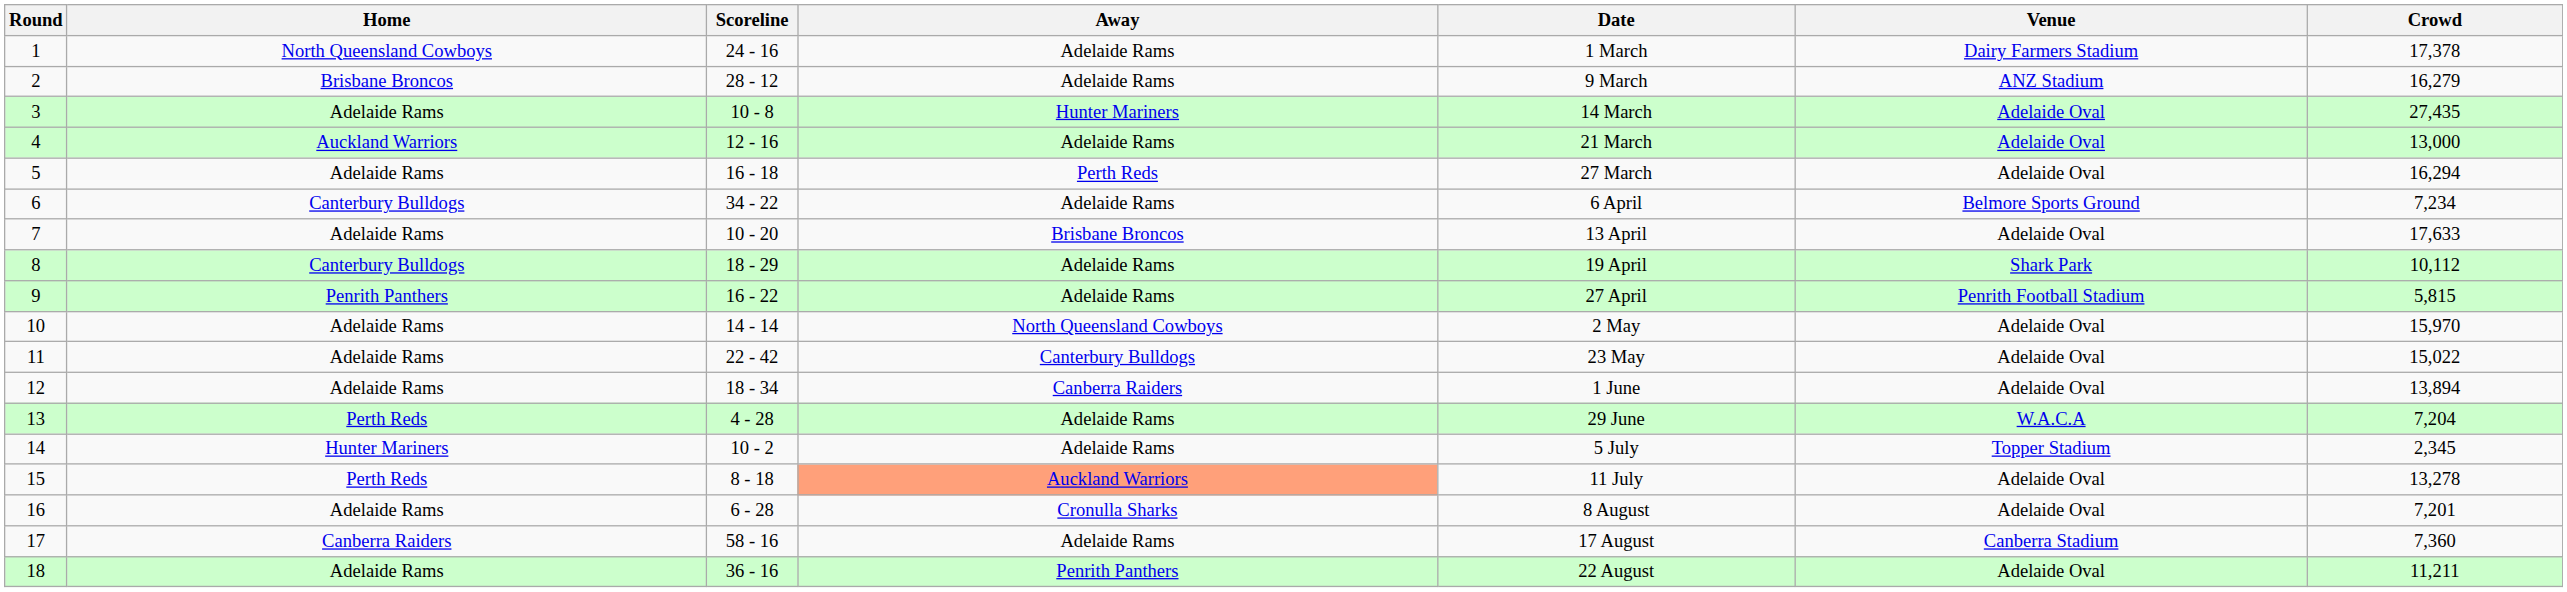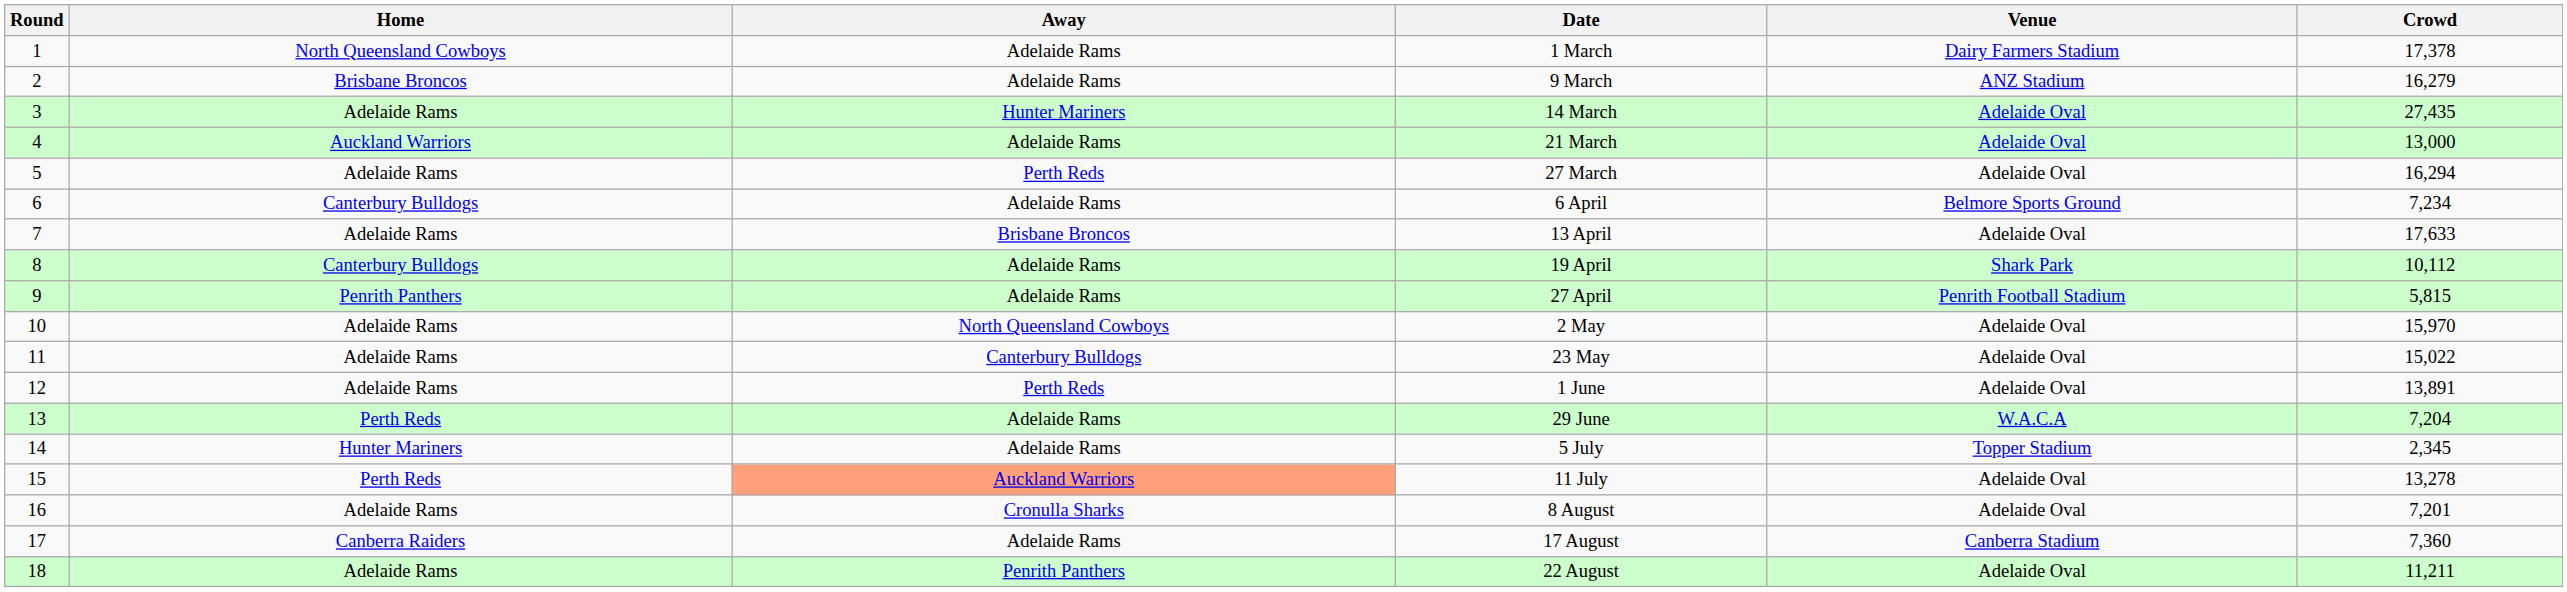- column: (752, 20)
(1117, 387) Canberra Raiders -> (1064, 387) Perth Reds
(2435, 387) 13,894 -> (2430, 387) 13,891
